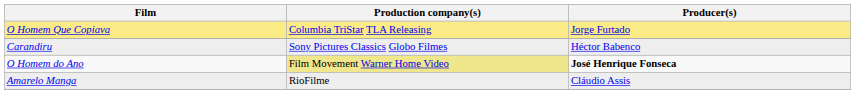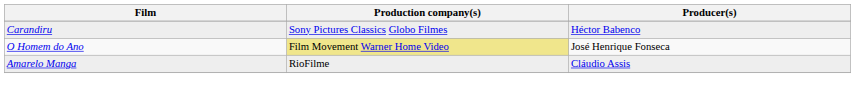- row: (58, 30)
(624, 64) bold -> (620, 47) normal
